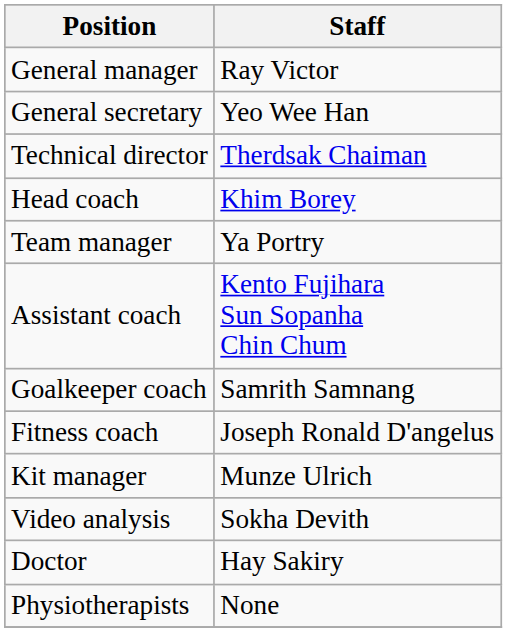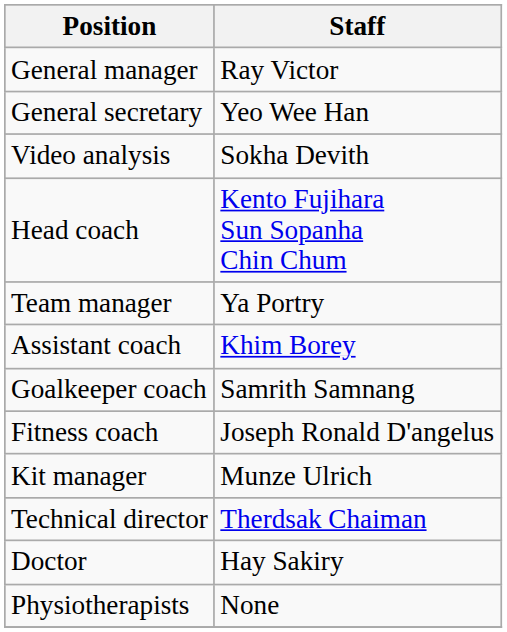rows swapped: (109, 155) <-> (91, 518)
(288, 198) Khim Borey -> (302, 229) Kento Fujihara Sun Sopanha Chin Chum
(302, 315) Kento Fujihara Sun Sopanha Chin Chum -> (288, 346) Khim Borey
